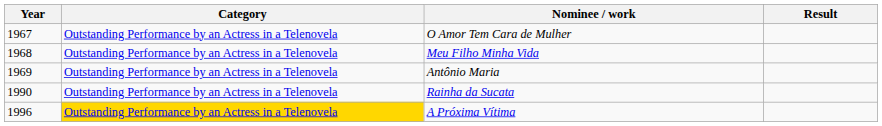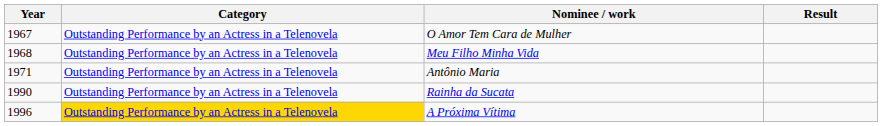(20, 72) 1969 -> (20, 72) 1971
